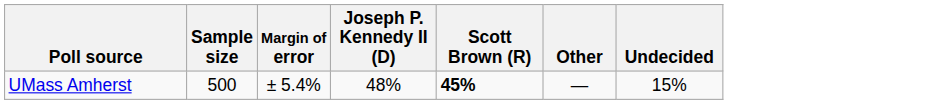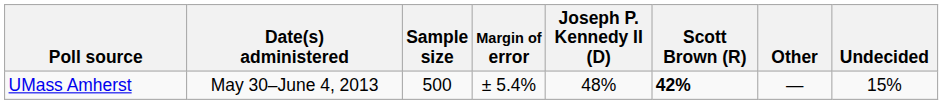+ column: (295, 47)
(458, 85) 45% -> (673, 85) 42%
